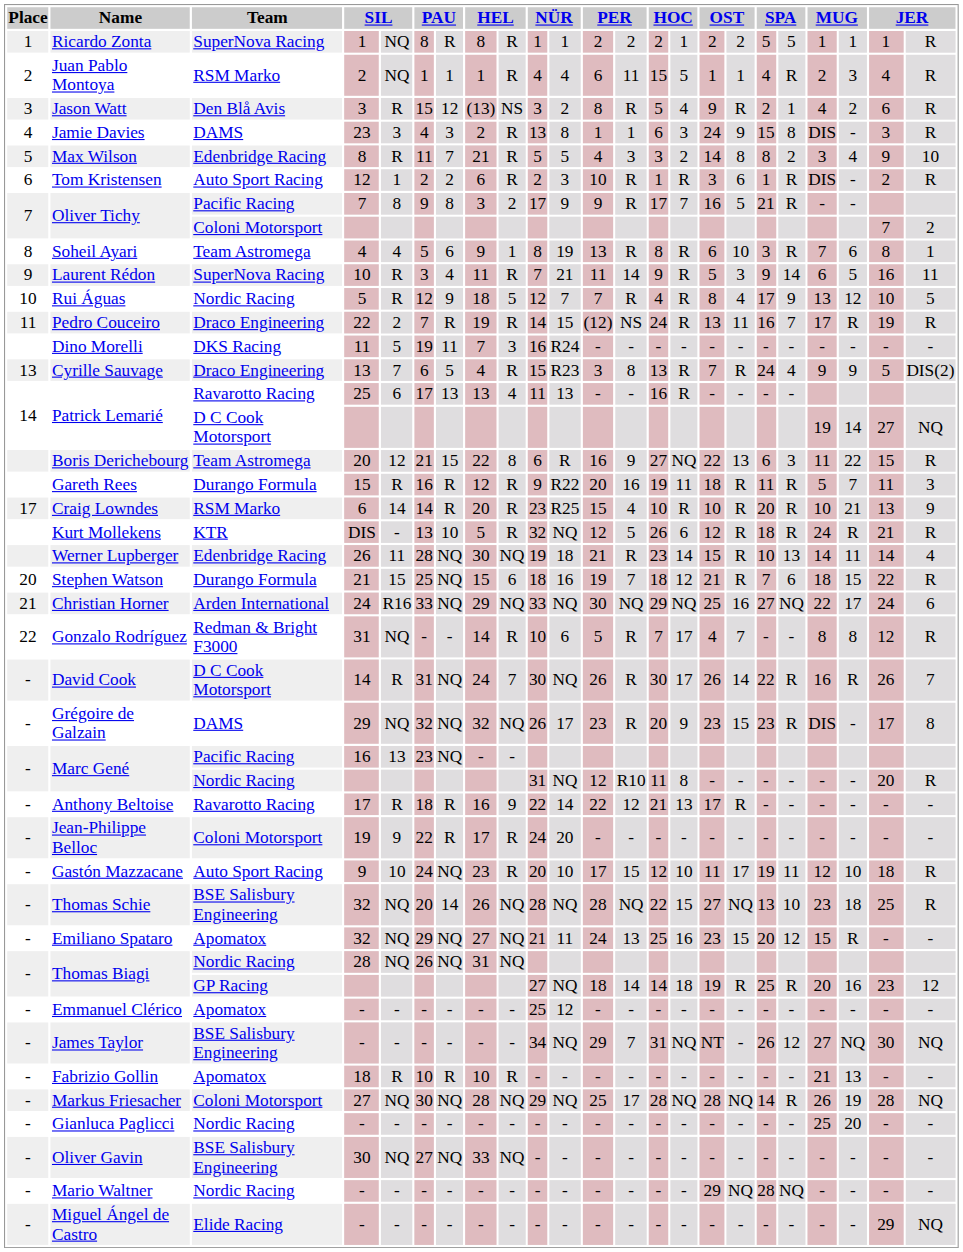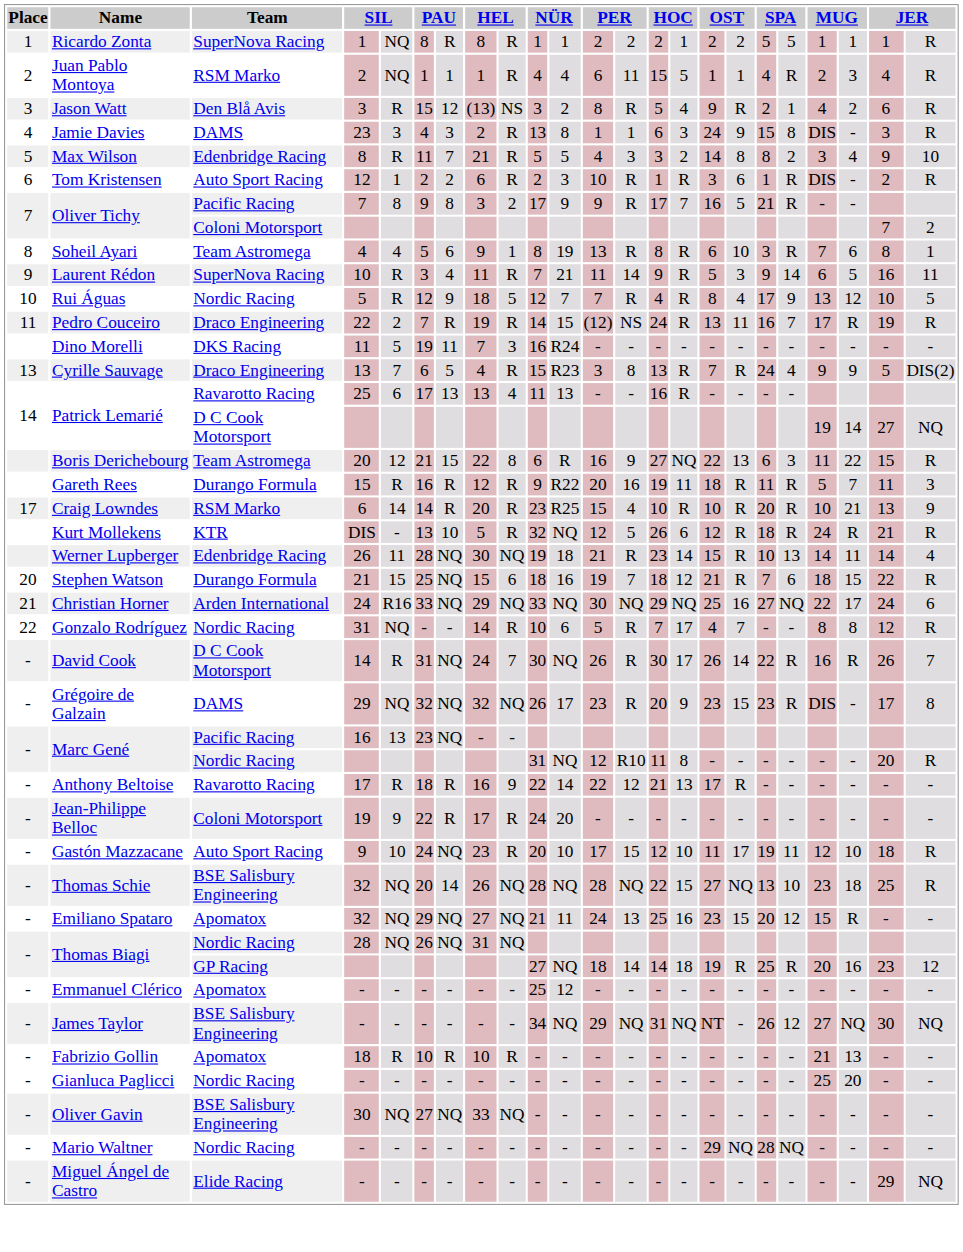(255, 636) Redman & Bright F3000 -> (244, 627) Nordic Racing
(631, 1042) 7 -> (631, 1023) NQ
- row: (117, 1100)
